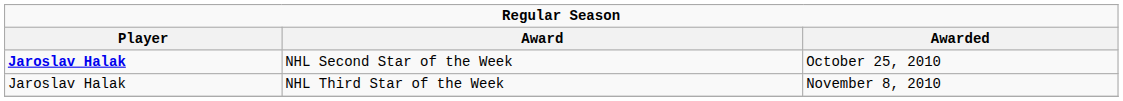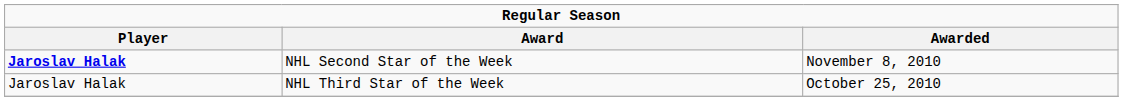(874, 62) October 25, 2010 -> (874, 62) November 8, 2010
(874, 85) November 8, 2010 -> (874, 85) October 25, 2010
